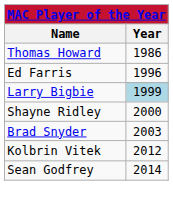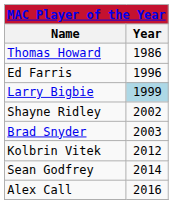(147, 112) 2000 -> (147, 112) 2002
+ row: (40, 190)
